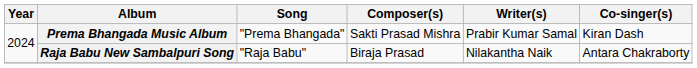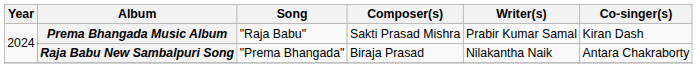(292, 33) "Prema Bhangada" -> (273, 33) "Raja Babu"
(273, 53) "Raja Babu" -> (292, 53) "Prema Bhangada"
